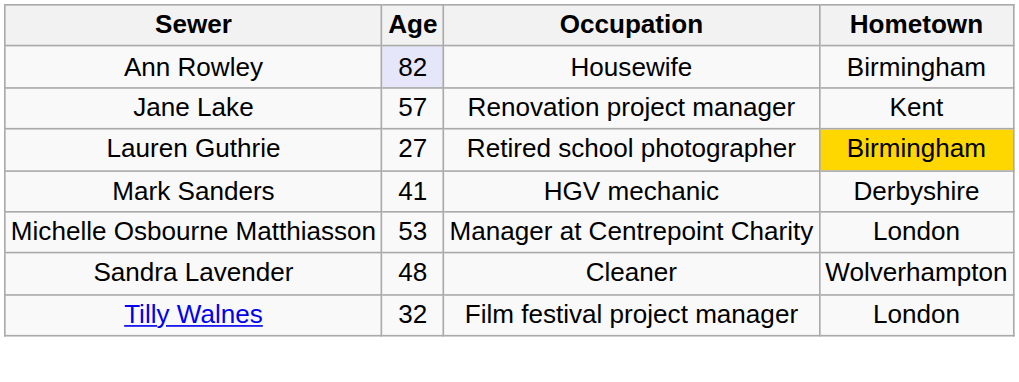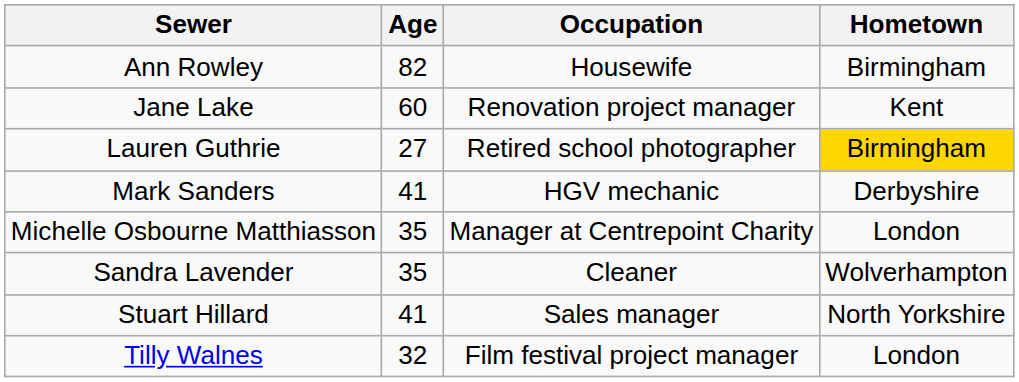(413, 66) lavender background -> (413, 66) no background
(413, 107) 57 -> (413, 107) 60
(413, 231) 53 -> (413, 231) 35
(413, 273) 48 -> (413, 273) 35
+ row: (193, 314)
